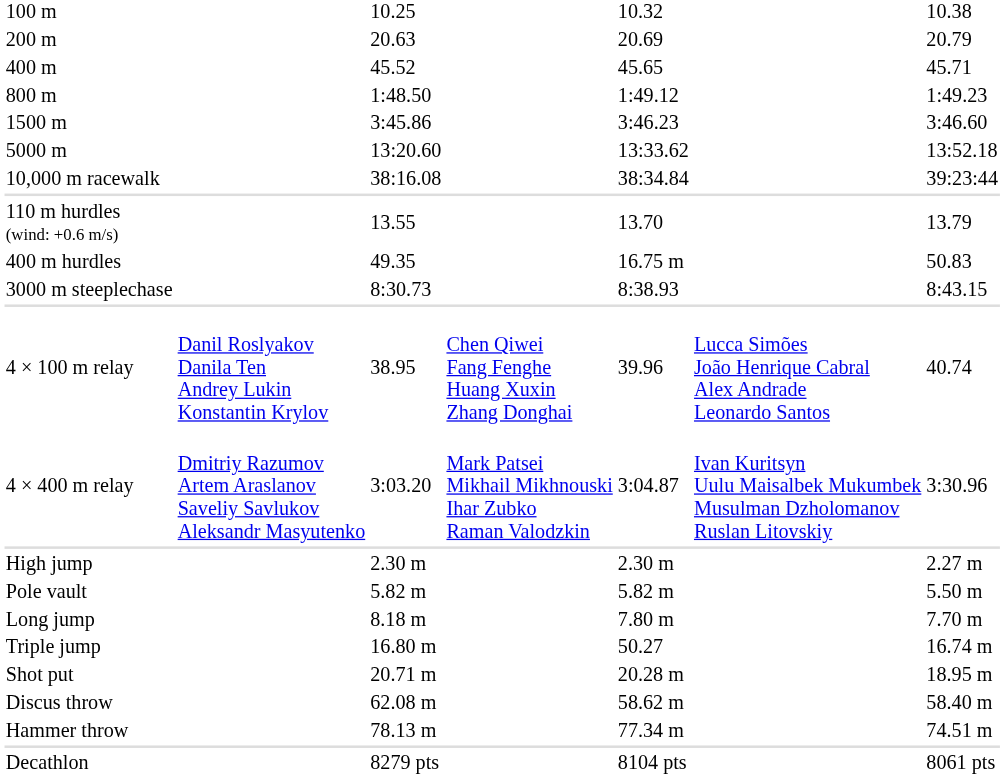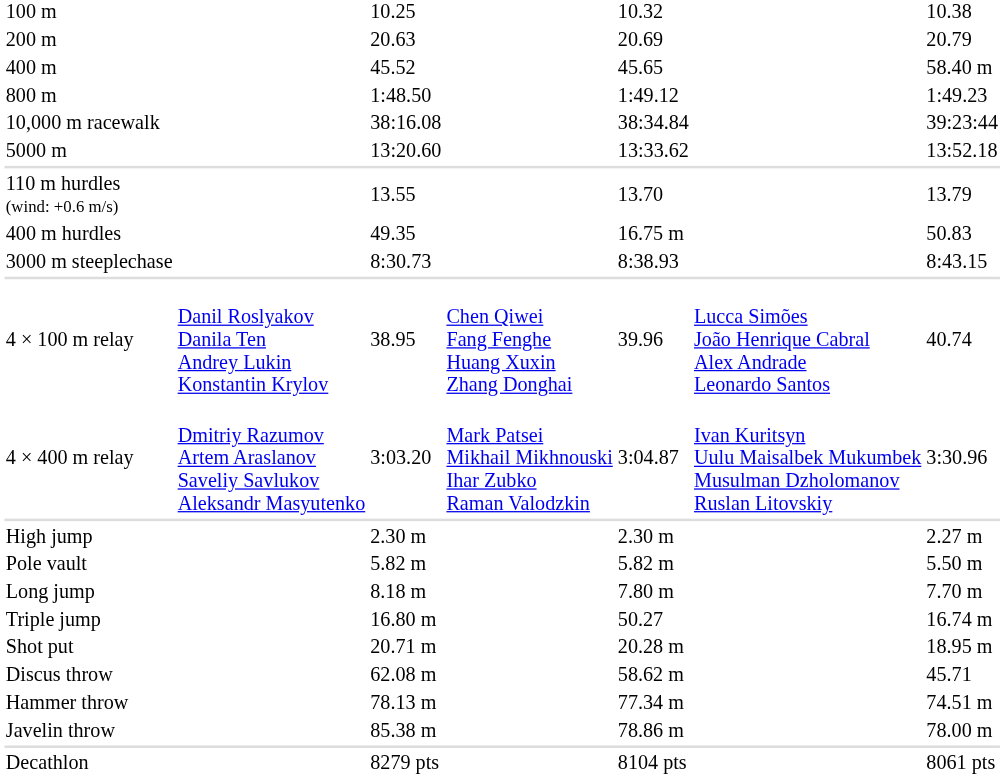(949, 67) 45.71 -> (959, 67) 58.40 m
- row: (36, 122)
rows swapped: (36, 150) <-> (83, 178)
(959, 702) 58.40 m -> (949, 674) 45.71
+ row: (60, 730)
